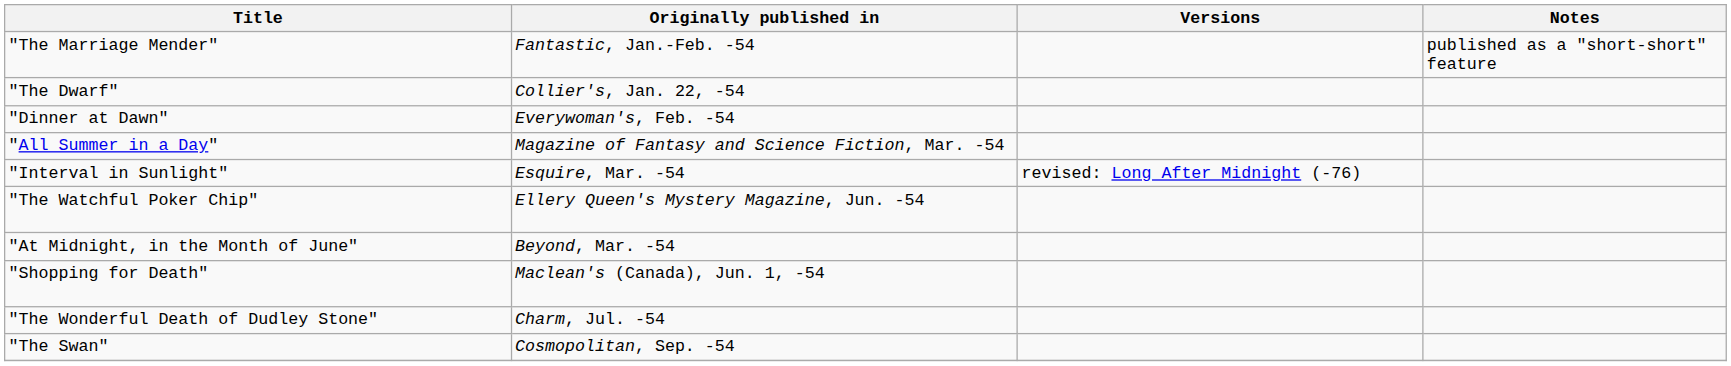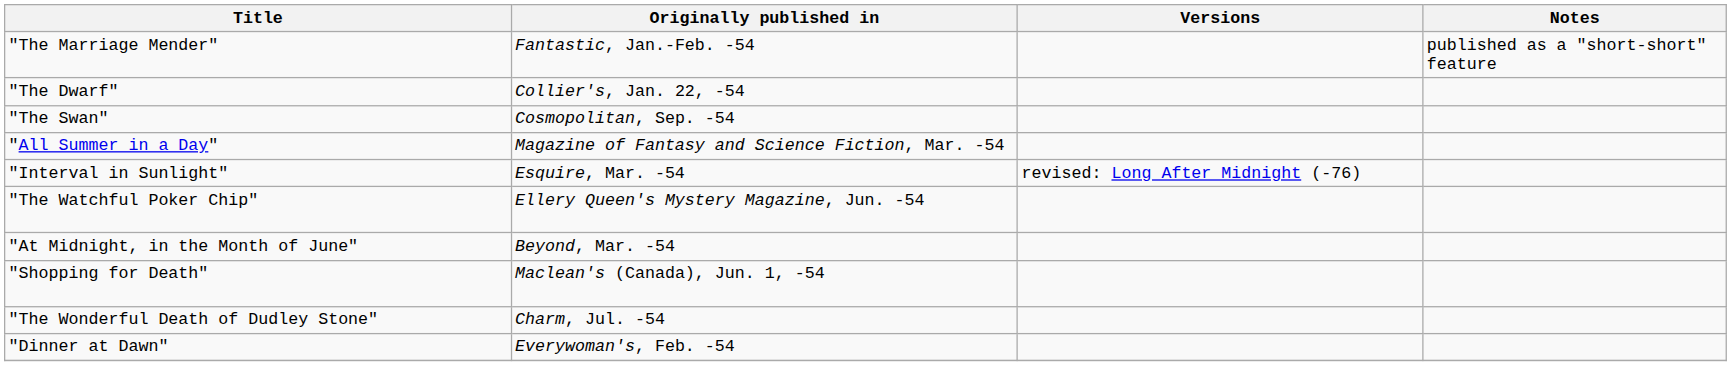rows swapped: (88, 119) <-> (59, 347)
